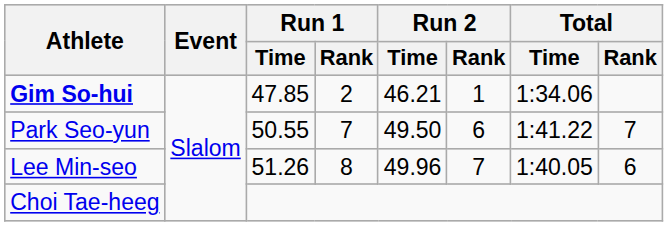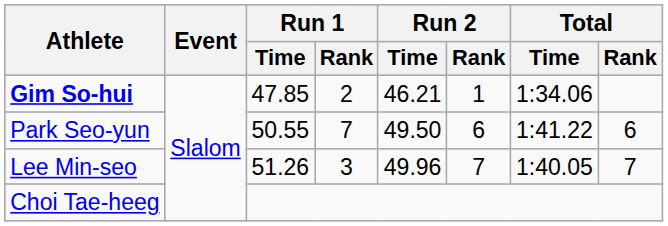(630, 131) 7 -> (630, 131) 6
(346, 167) 8 -> (346, 167) 3
(630, 167) 6 -> (630, 167) 7
